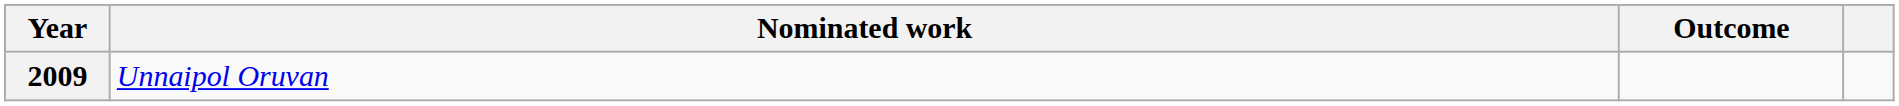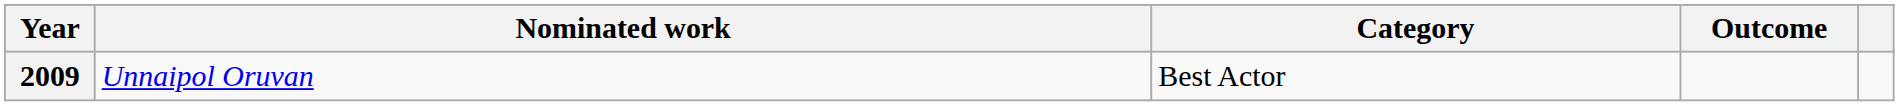+ column: (1415, 28)
